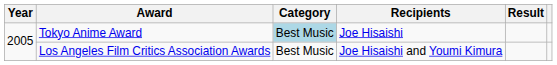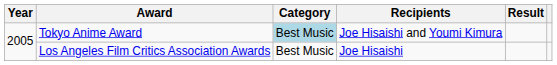(371, 32) Joe Hisaishi -> (421, 32) Joe Hisaishi and Youmi Kimura
(421, 51) Joe Hisaishi and Youmi Kimura -> (371, 51) Joe Hisaishi
